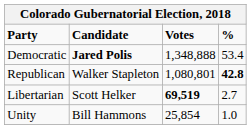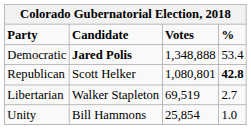(116, 74) Walker Stapleton -> (104, 74) Scott Helker
(104, 94) Scott Helker -> (116, 94) Walker Stapleton
(182, 94) bold -> (182, 94) normal
